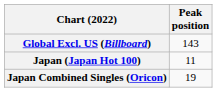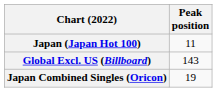rows swapped: (87, 43) <-> (87, 60)
